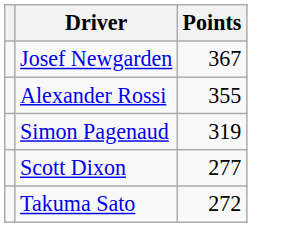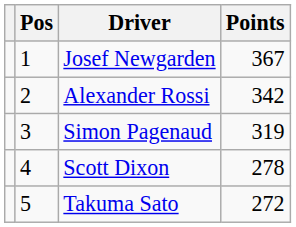+ column: (37, 22)
(225, 95) 355 -> (268, 95) 342
(225, 168) 277 -> (268, 168) 278
